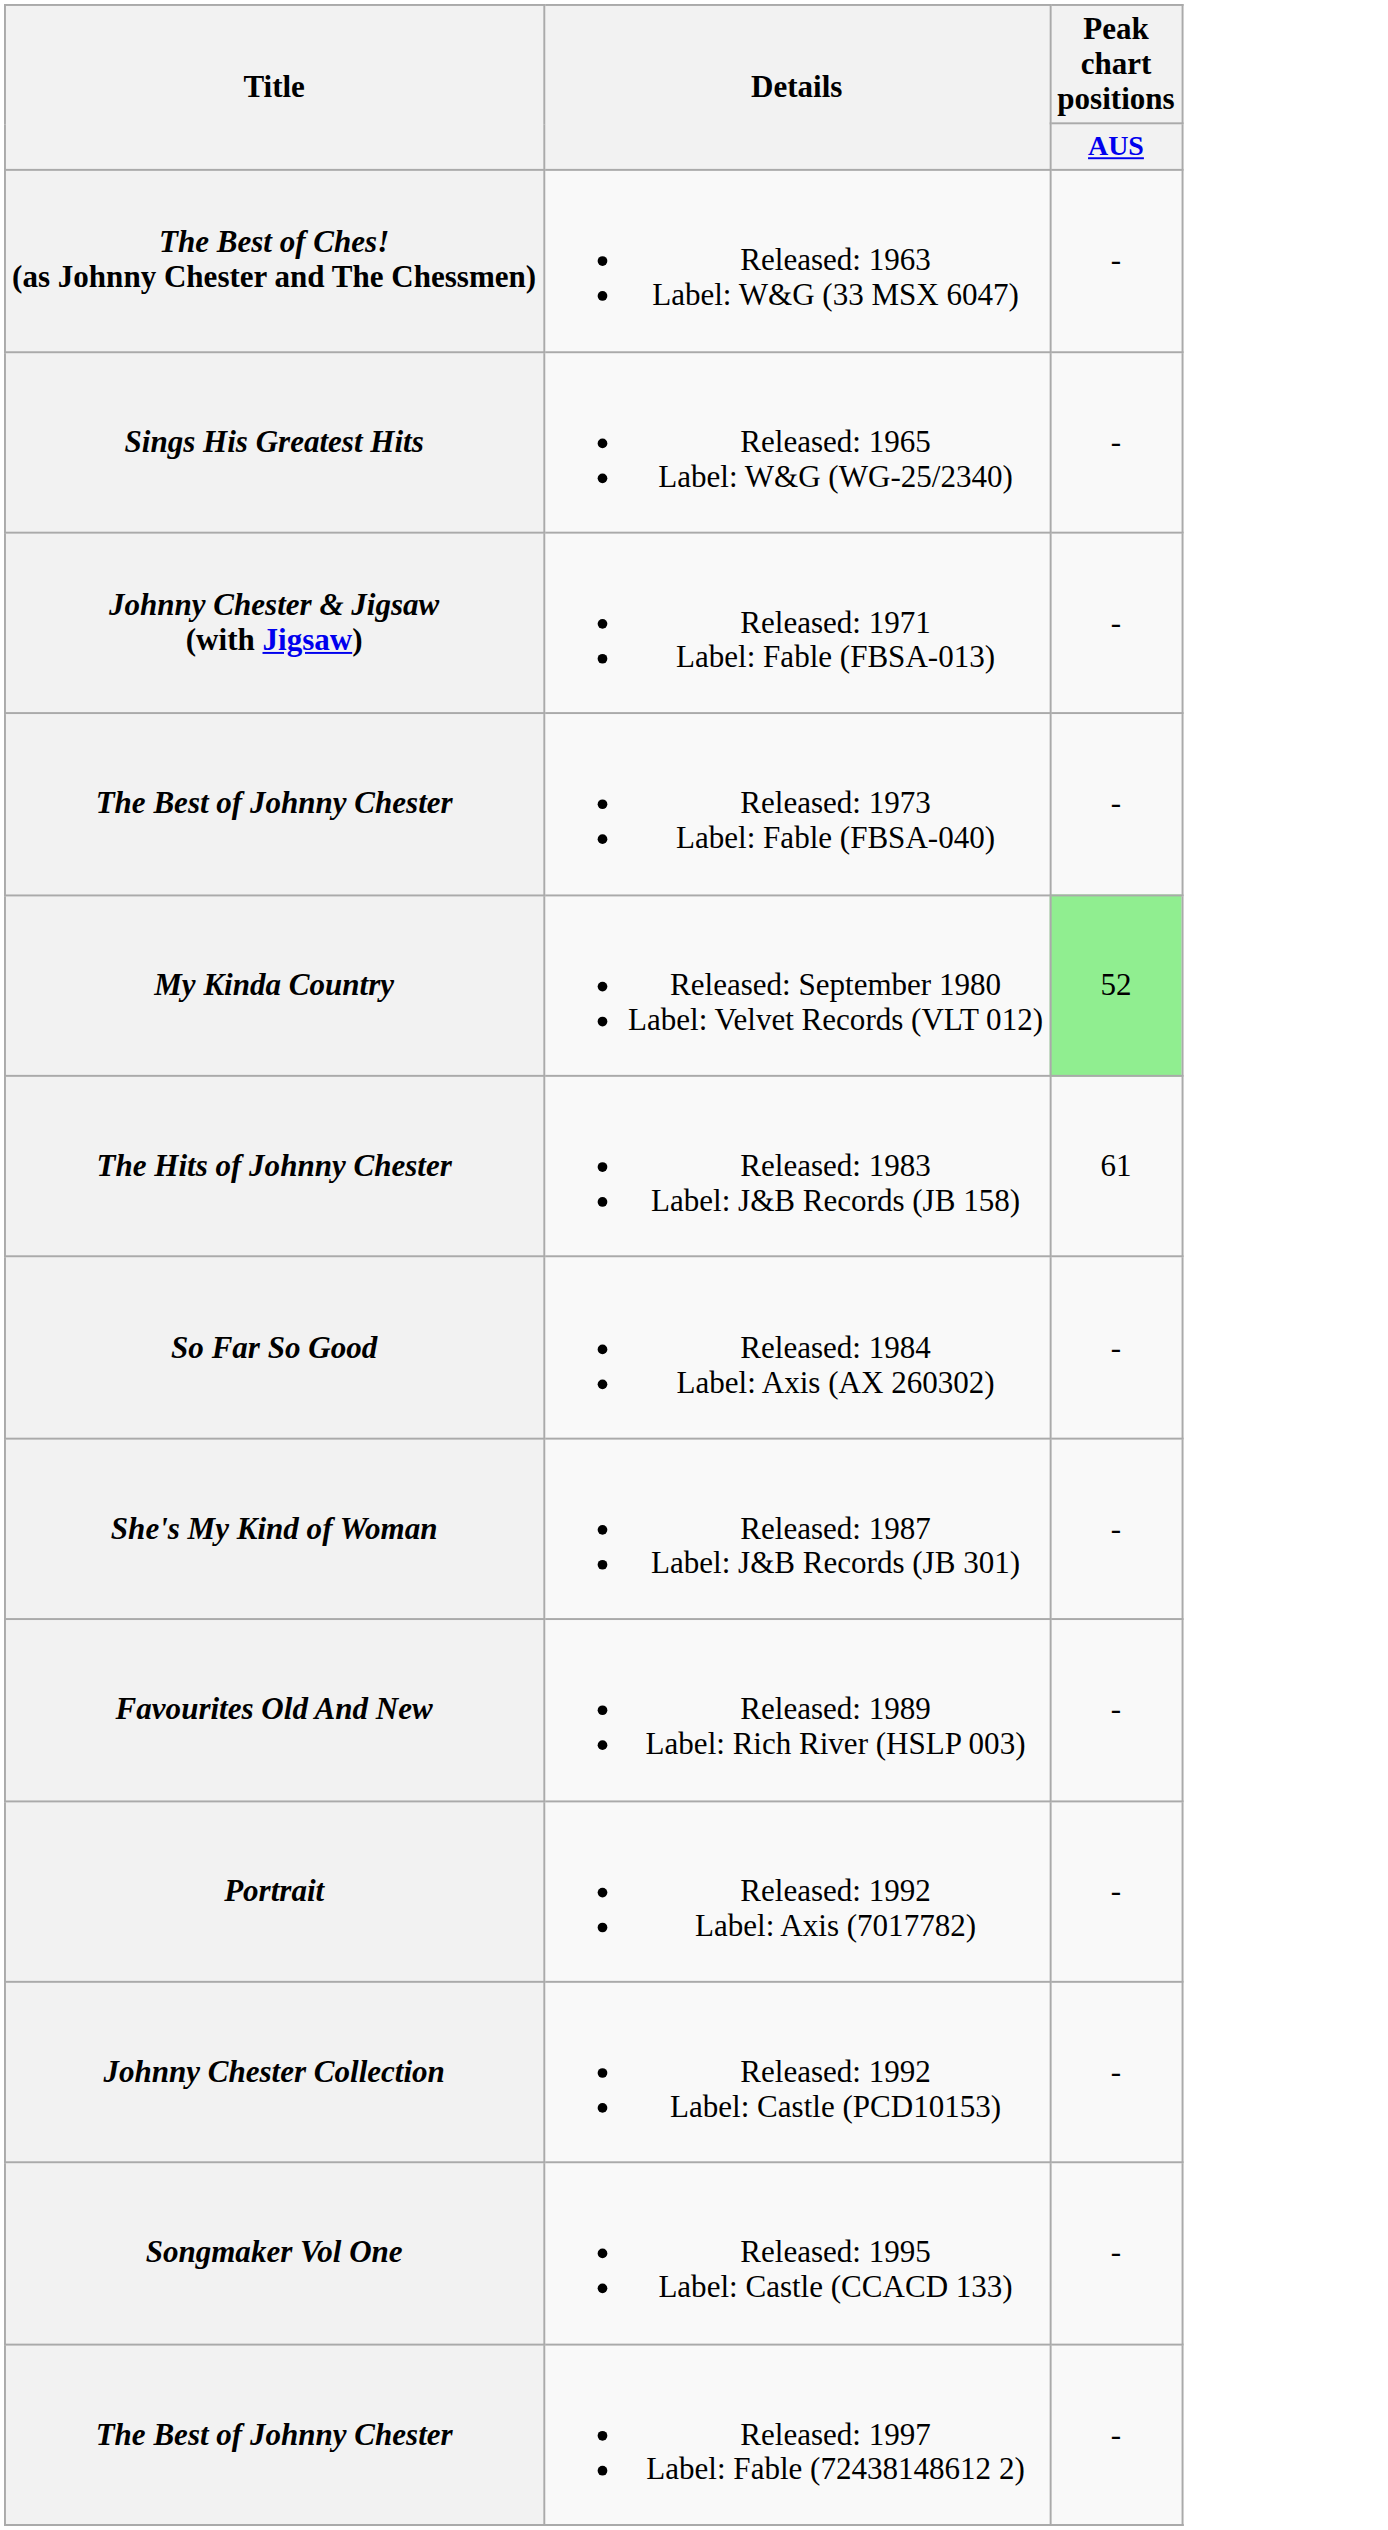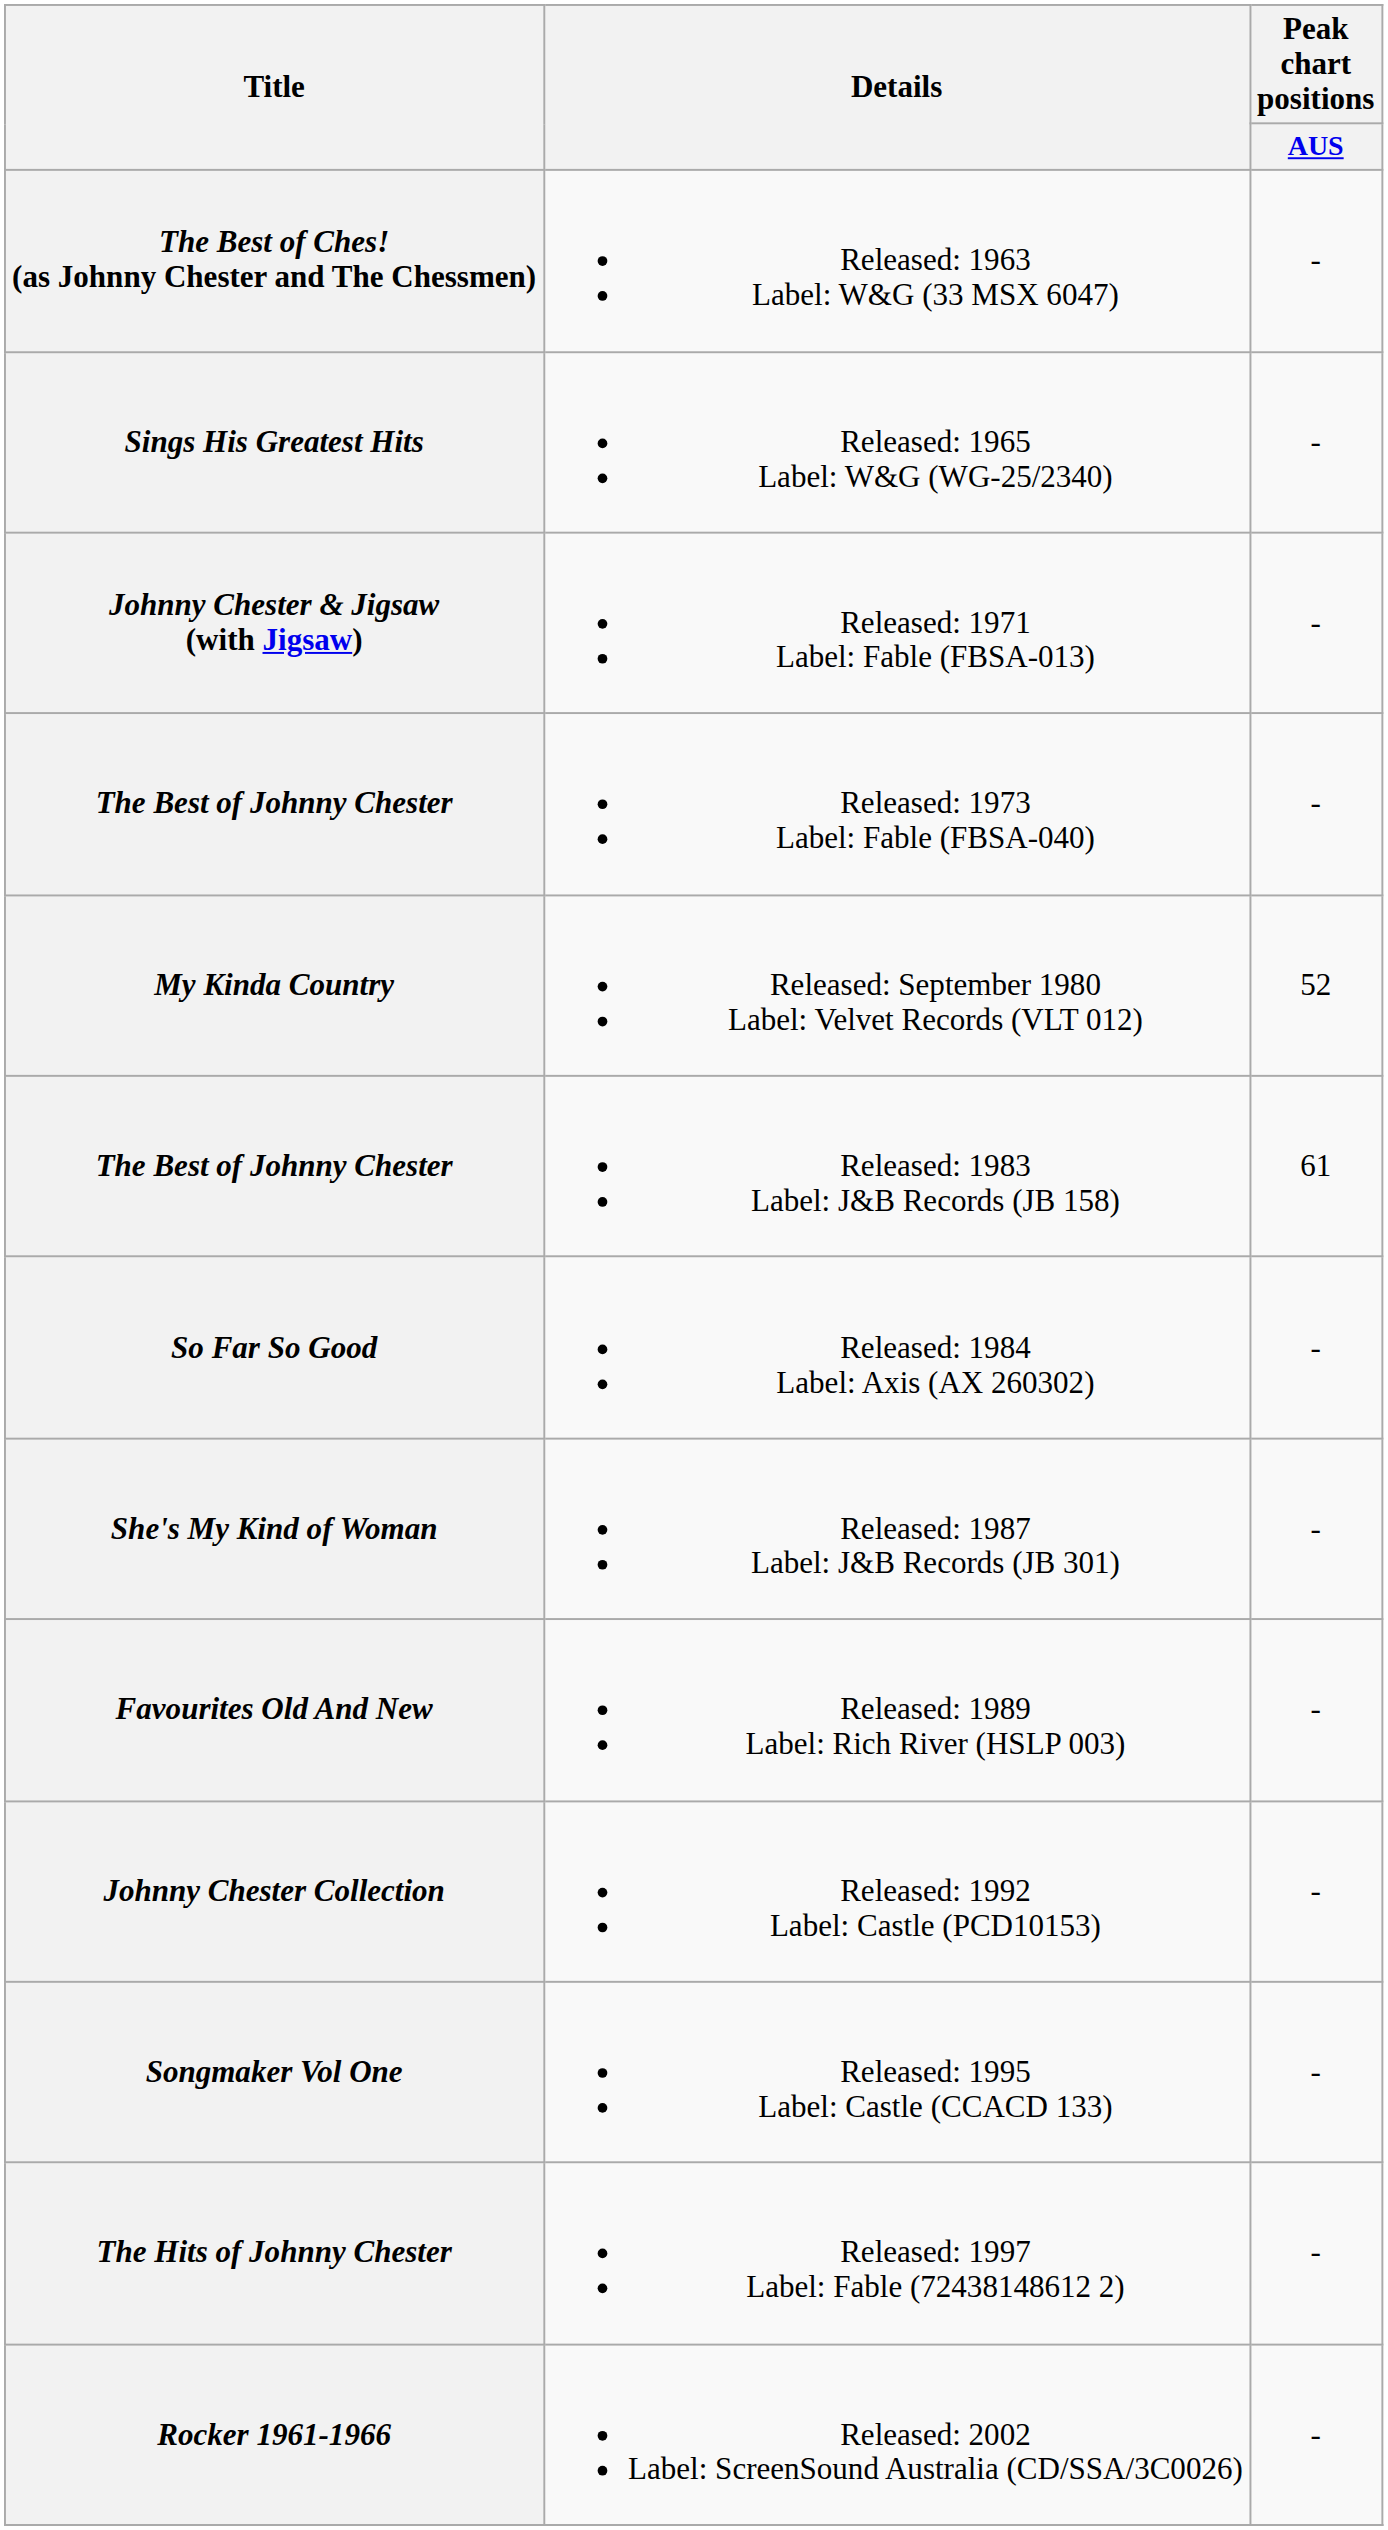(1116, 984) lightgreen background -> (1316, 984) no background
(274, 1165) The Hits of Johnny Chester -> (274, 1165) The Best of Johnny Chester
- row: (797, 1908)
(274, 2433) The Best of Johnny Chester -> (274, 2252) The Hits of Johnny Chester
+ row: (897, 2452)
